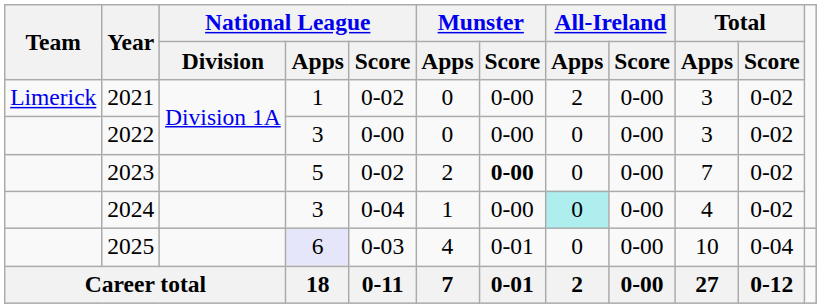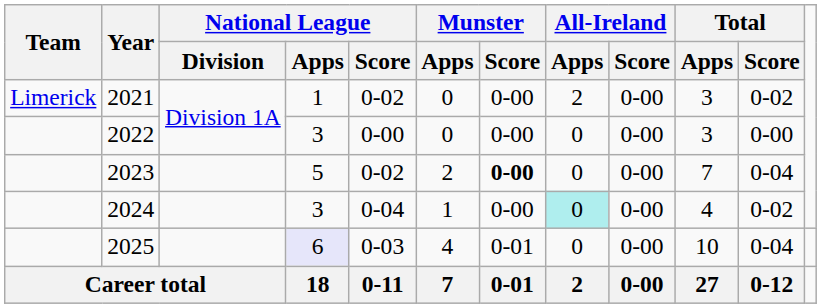(772, 135) 0-02 -> (772, 135) 0-00
(772, 172) 0-02 -> (772, 172) 0-04
